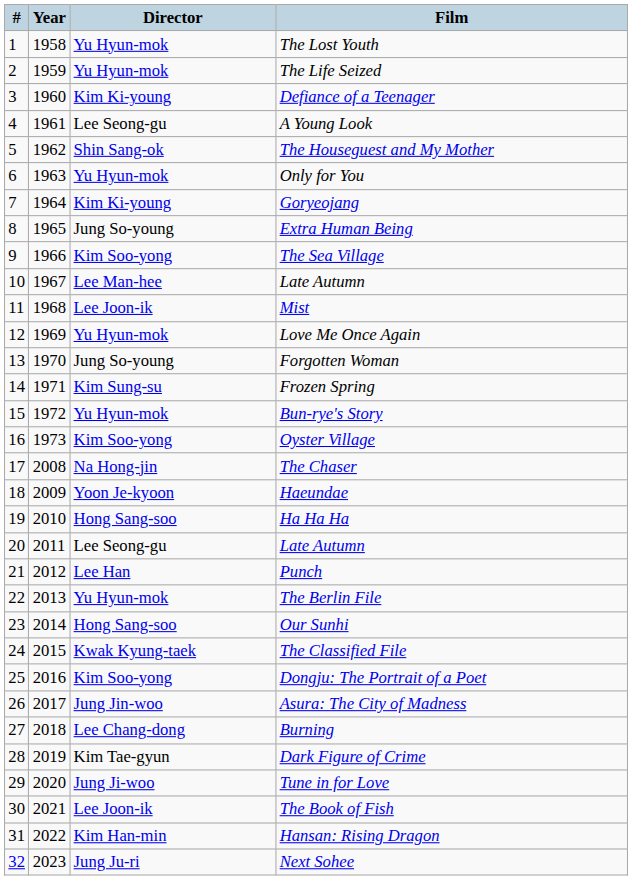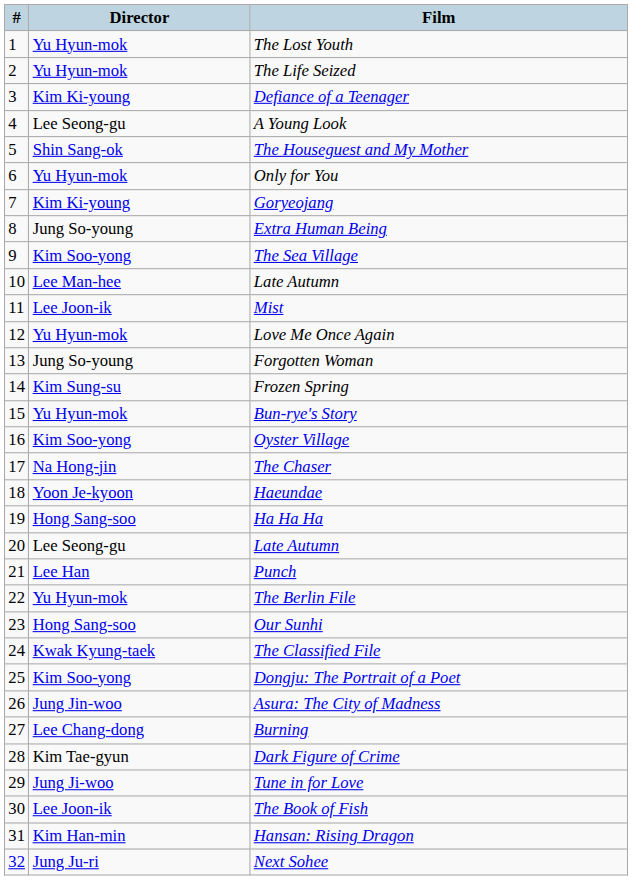- column: (49, 17)
